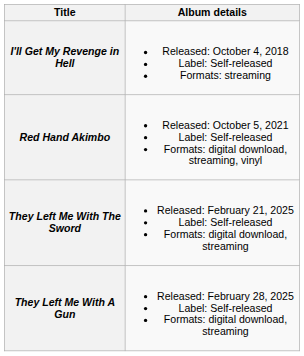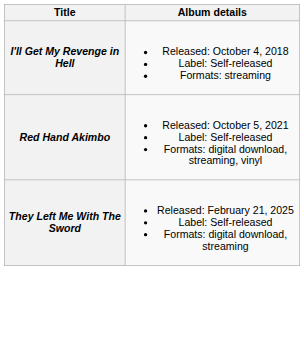- row: (65, 308)
